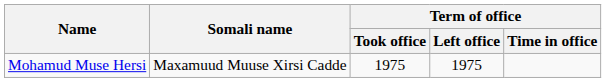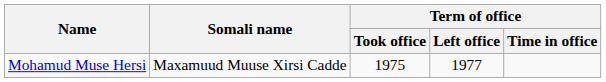(467, 65) 1975 -> (467, 65) 1977
